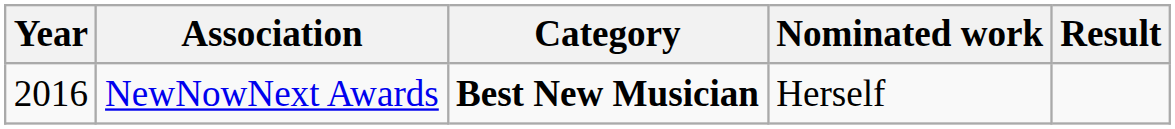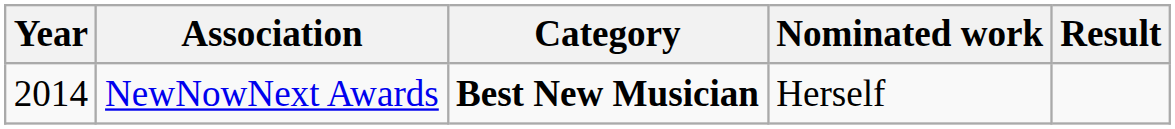(51, 92) 2016 -> (51, 92) 2014
